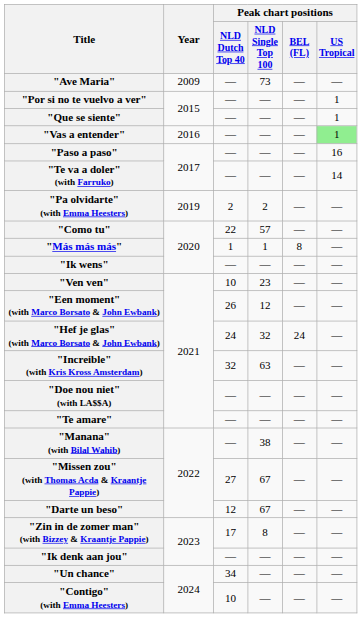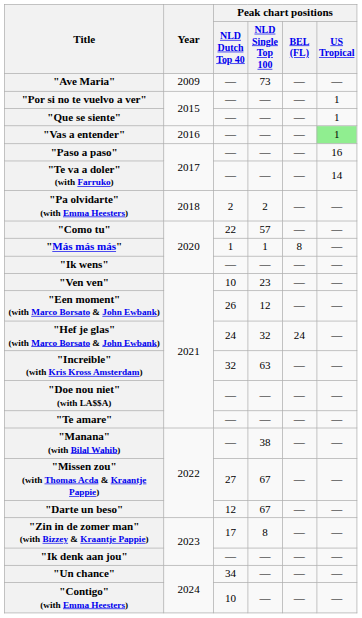(189, 206) 2019 -> (189, 206) 2018
